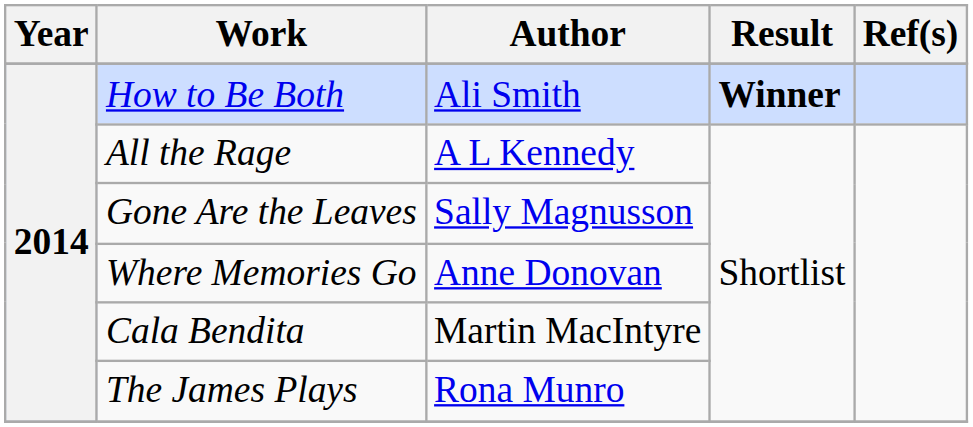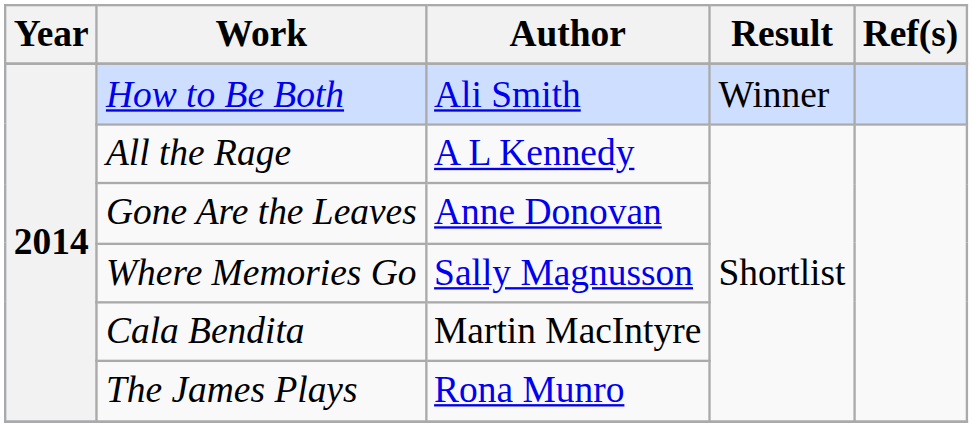(780, 93) bold -> (774, 93) normal
(564, 212) Sally Magnusson -> (548, 212) Anne Donovan
(548, 271) Anne Donovan -> (564, 271) Sally Magnusson
